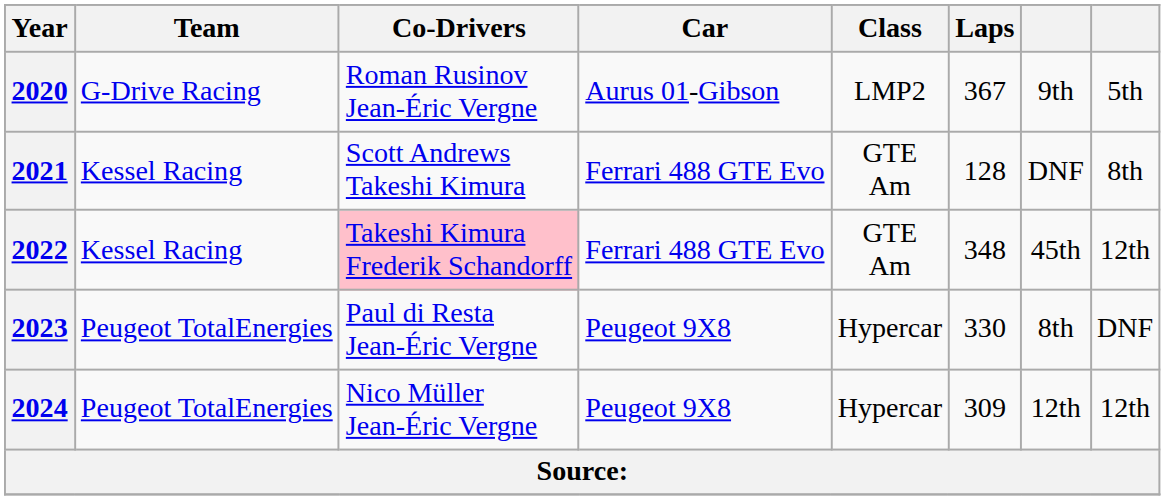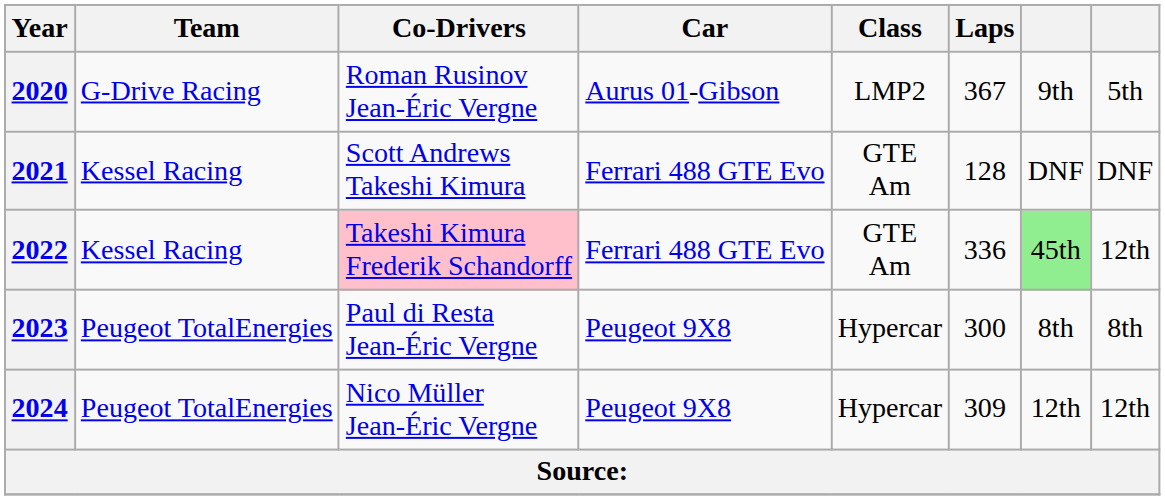(1125, 170) 8th -> (1125, 170) DNF
(985, 249) 348 -> (985, 249) 336
(1056, 249) no background -> (1056, 249) lightgreen background
(985, 329) 330 -> (985, 329) 300
(1125, 329) DNF -> (1125, 329) 8th
